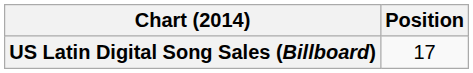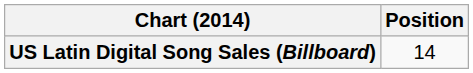(425, 52) 17 -> (425, 52) 14
